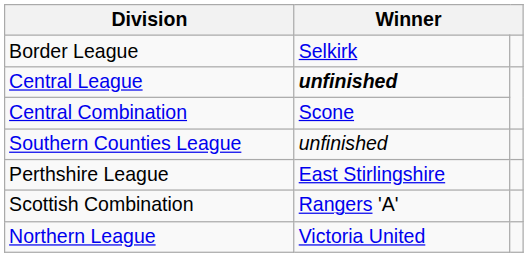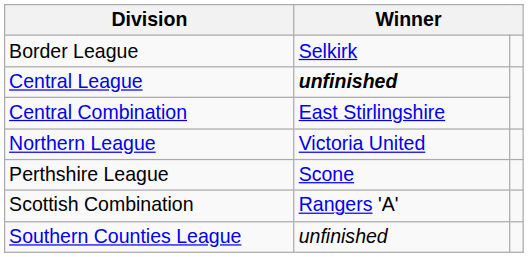(326, 112) Scone -> (372, 112) East Stirlingshire
rows swapped: (82, 236) <-> (125, 143)
(372, 174) East Stirlingshire -> (326, 174) Scone
